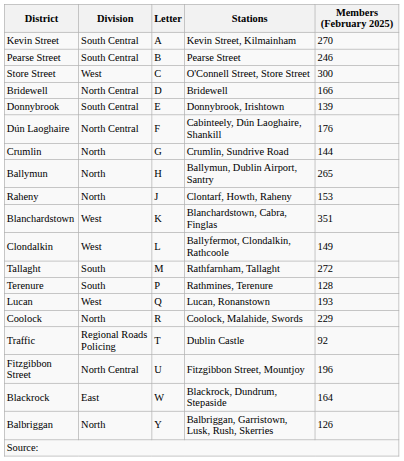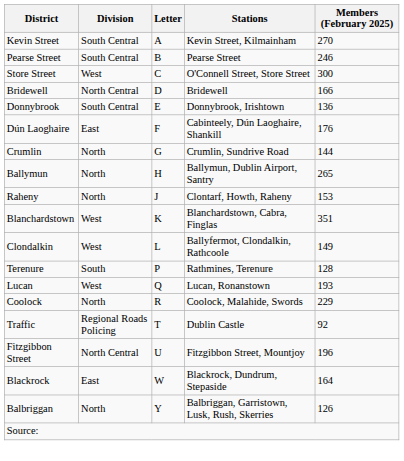(325, 106) 139 -> (325, 106) 136
(110, 129) North Central -> (90, 129) East
- row: (24, 269)
